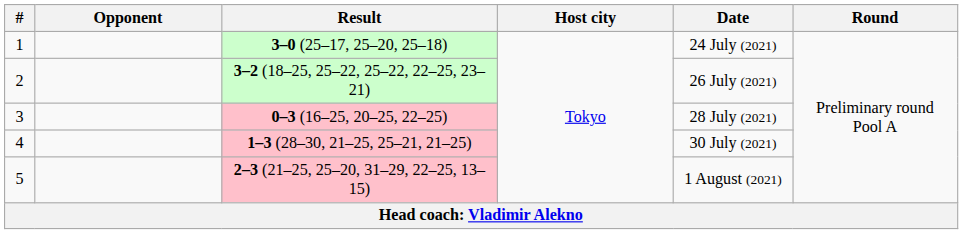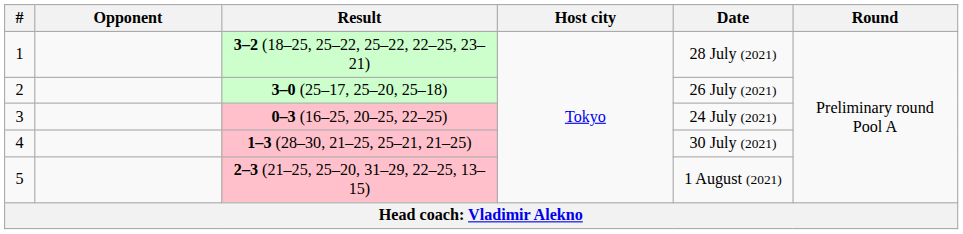(359, 44) 3–0 (25–17, 25–20, 25–18) -> (359, 54) 3–2 (18–25, 25–22, 25–22, 22–25, 23–21)
(733, 44) 24 July (2021) -> (733, 54) 28 July (2021)
(359, 80) 3–2 (18–25, 25–22, 25–22, 22–25, 23–21) -> (359, 90) 3–0 (25–17, 25–20, 25–18)
(733, 117) 28 July (2021) -> (733, 117) 24 July (2021)
